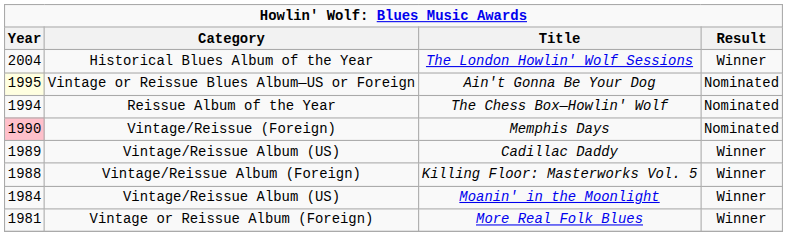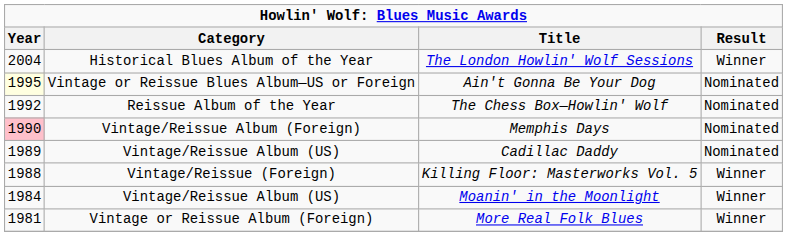(25, 107) 1994 -> (25, 107) 1992
(232, 129) Vintage/Reissue (Foreign) -> (232, 129) Vintage/Reissue Album (Foreign)
(741, 152) Winner -> (741, 152) Nominated
(232, 175) Vintage/Reissue Album (Foreign) -> (232, 175) Vintage/Reissue (Foreign)
